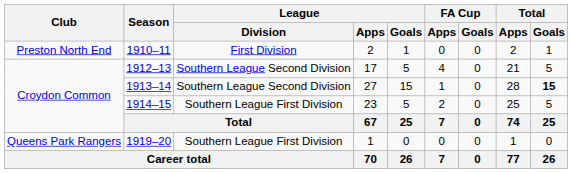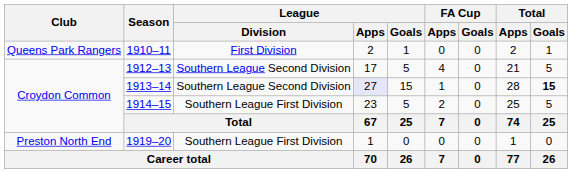(64, 50) Preston North End -> (64, 50) Queens Park Rangers
(370, 86) no background -> (370, 86) lavender background
(64, 141) Queens Park Rangers -> (64, 141) Preston North End
